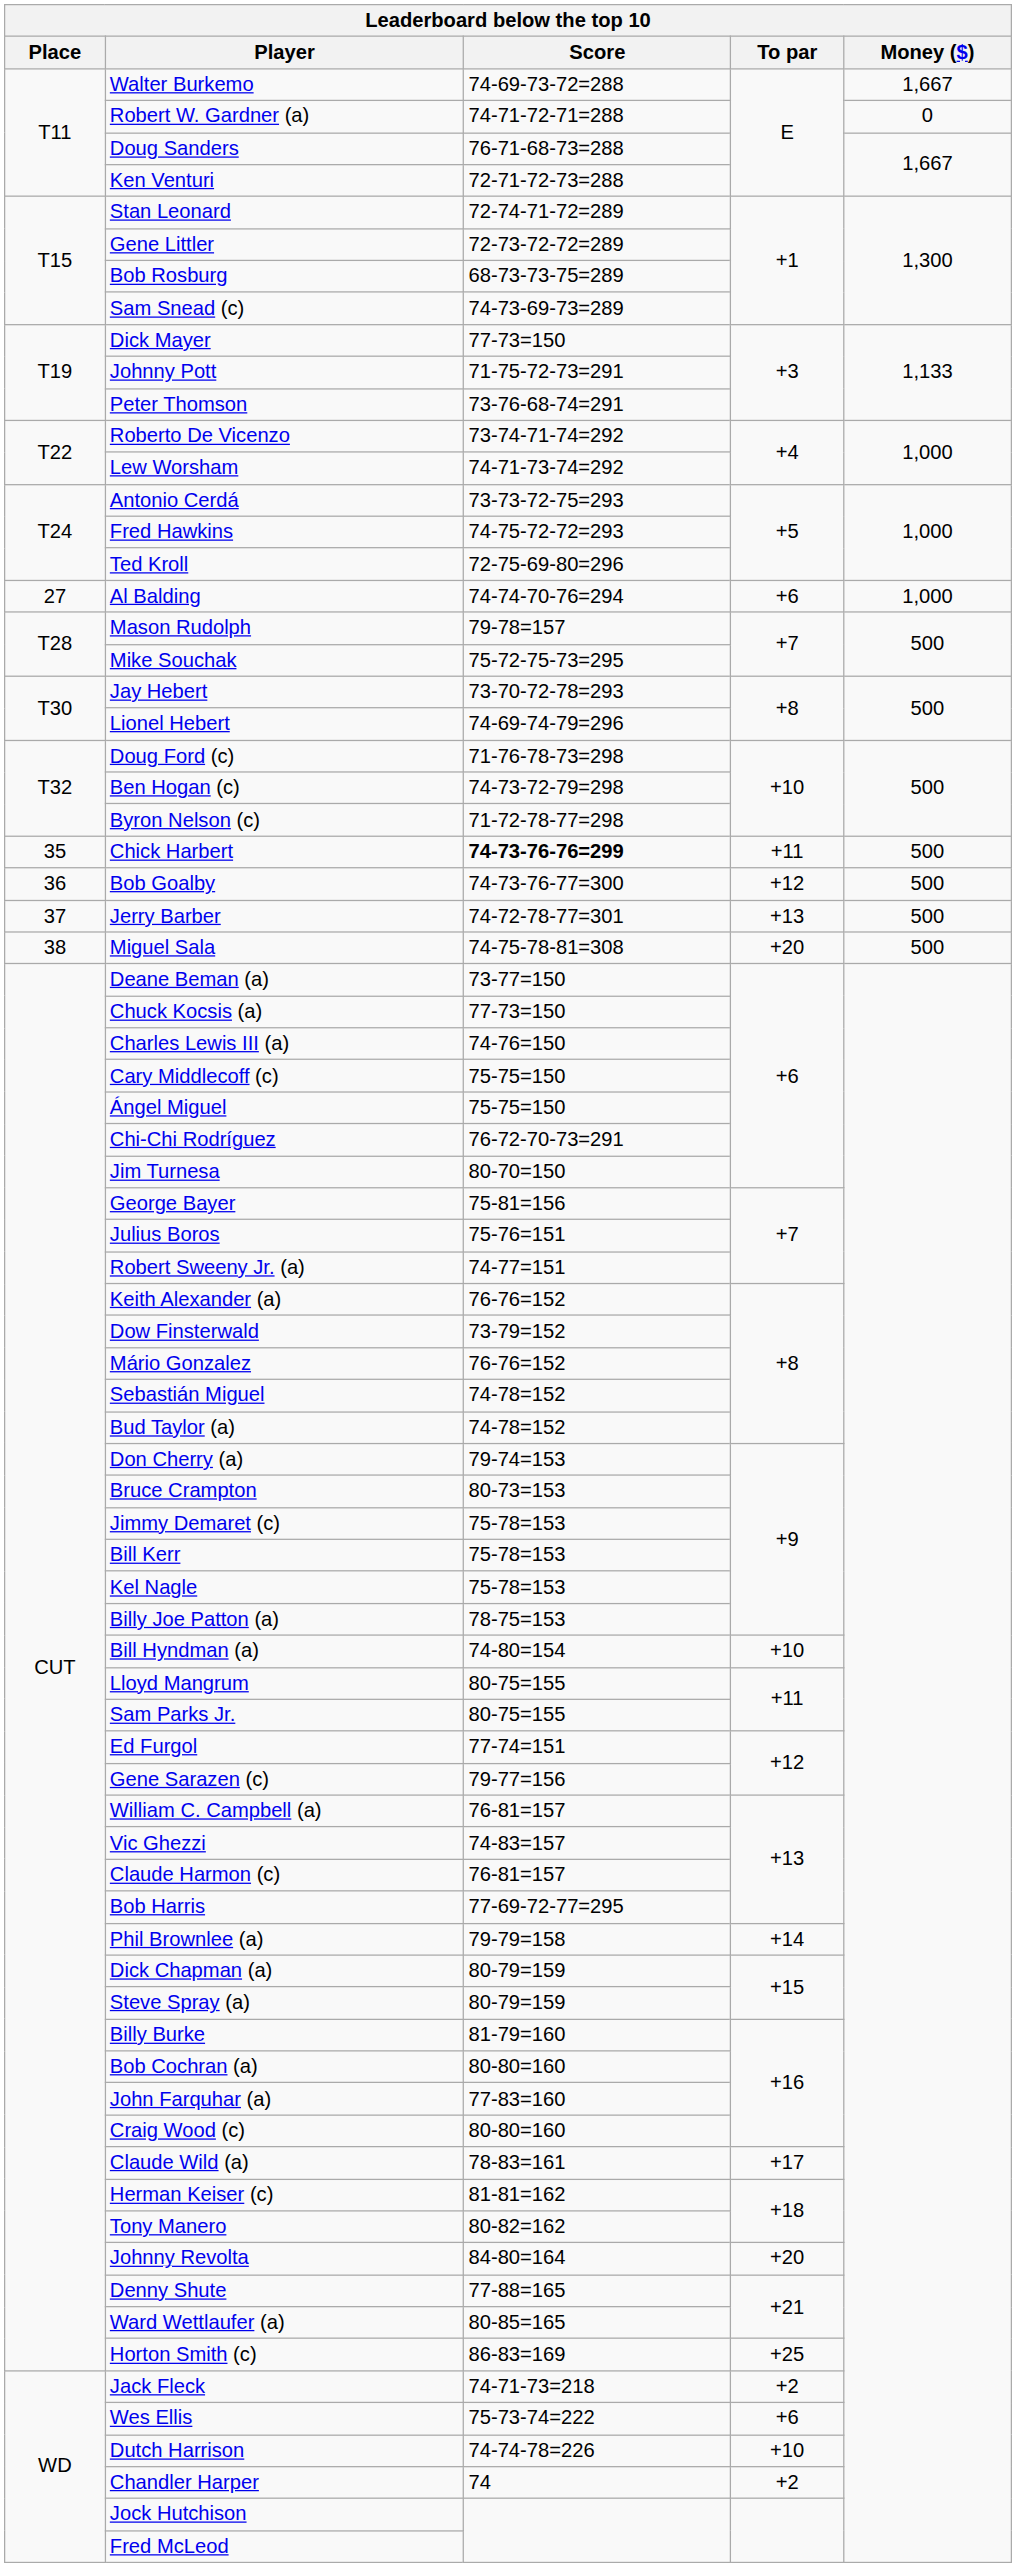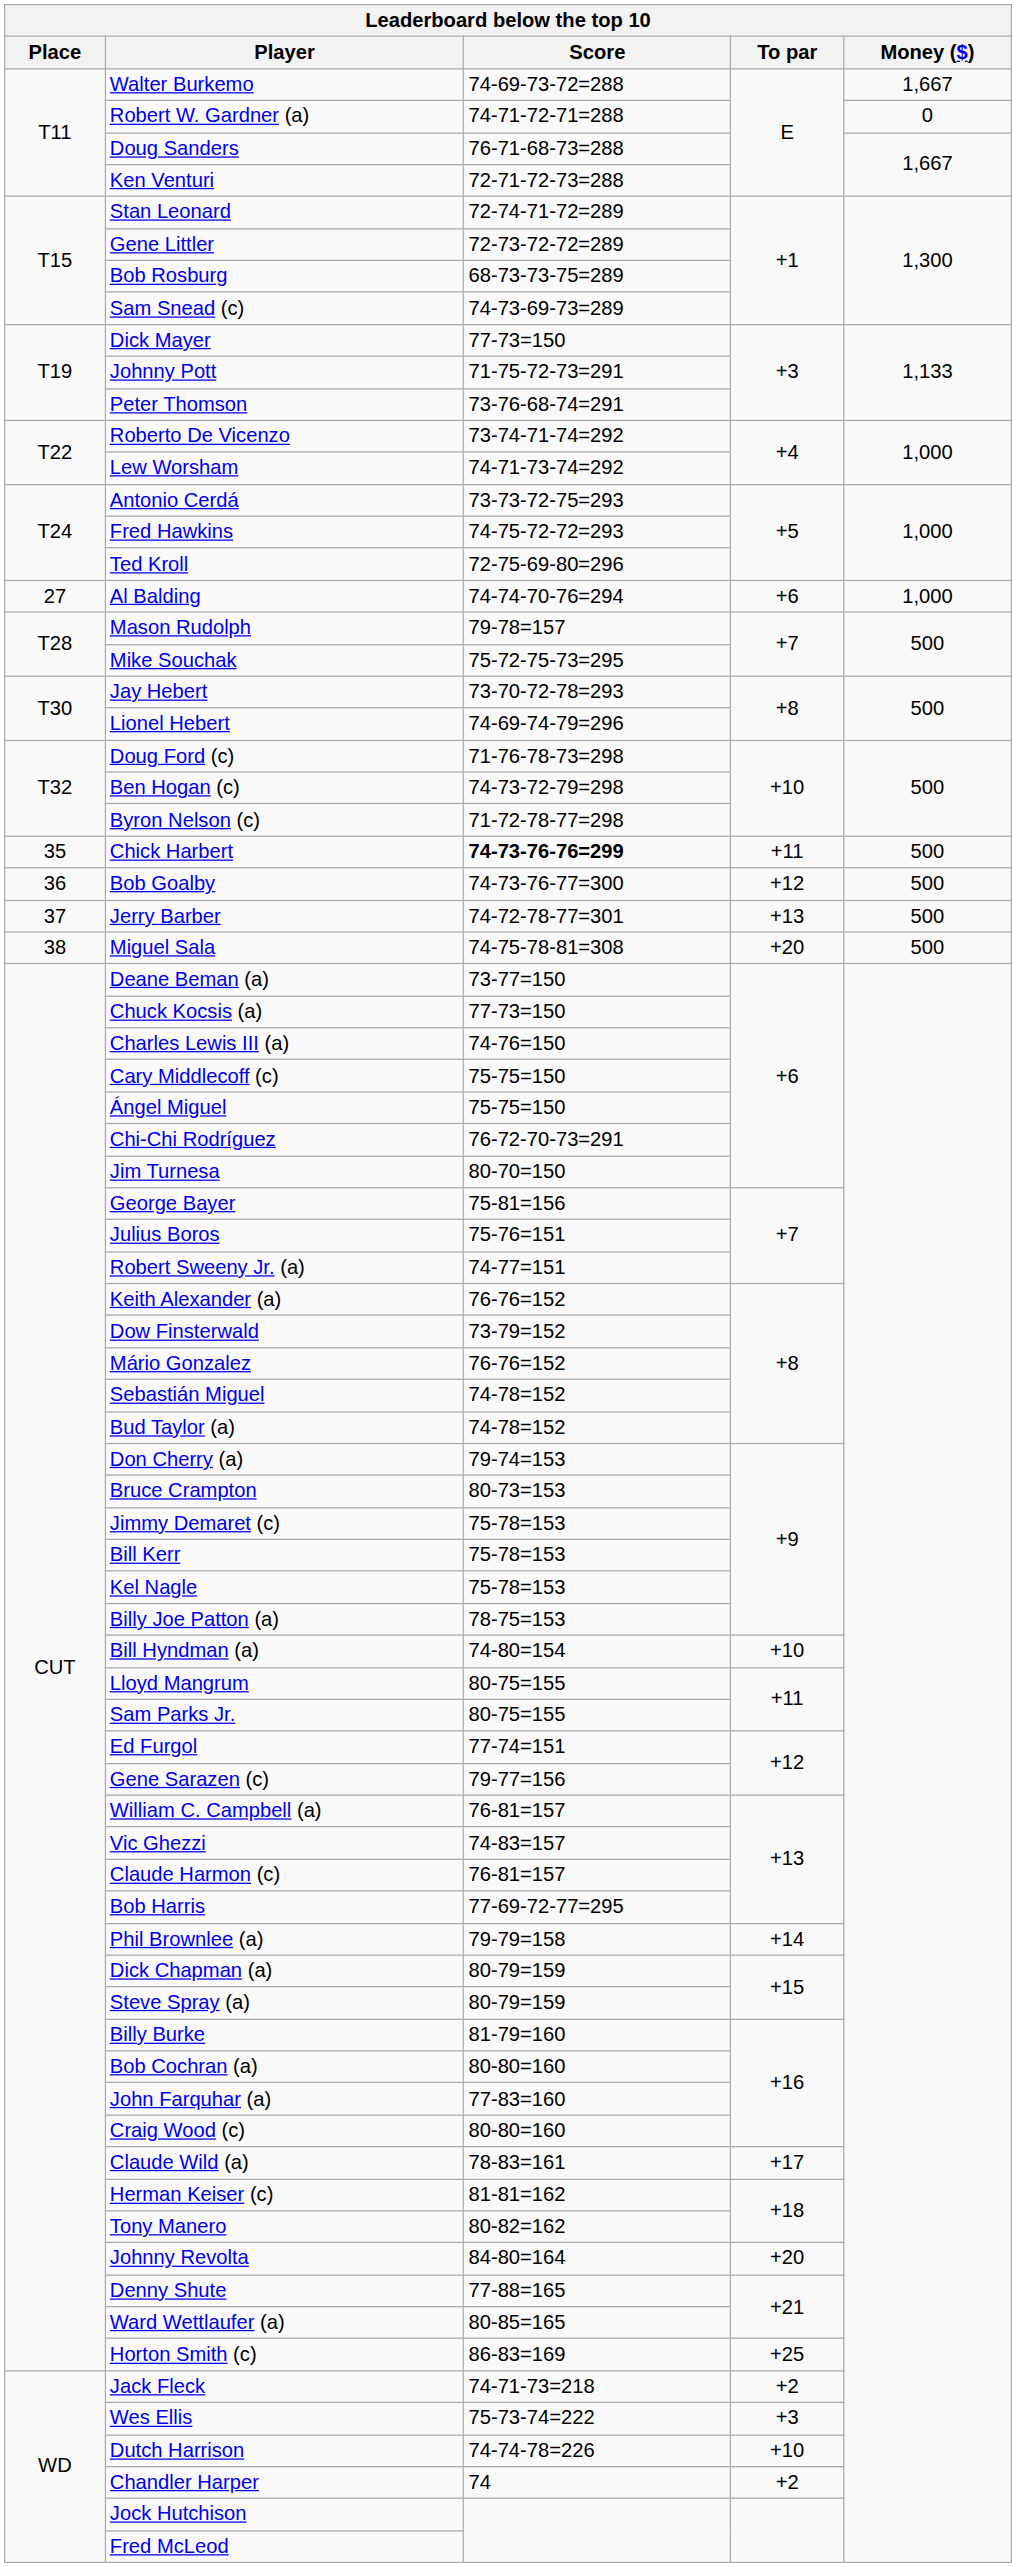(787, 2418) +6 -> (787, 2418) +3
